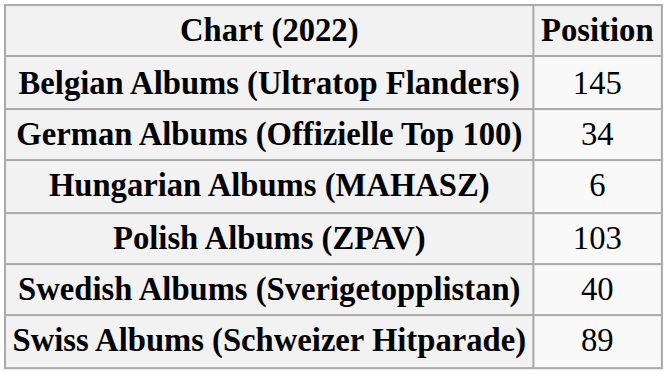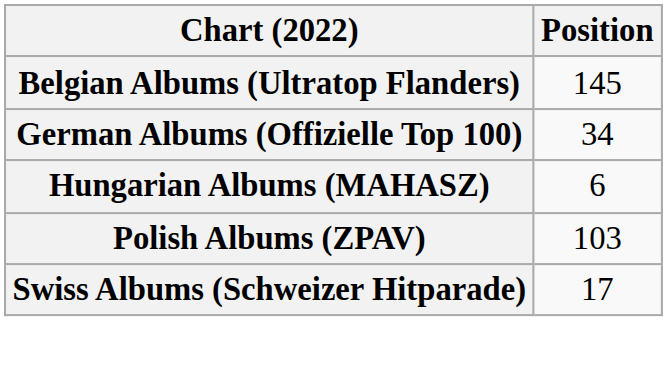- row: (269, 289)
(597, 340) 89 -> (597, 289) 17
